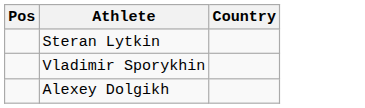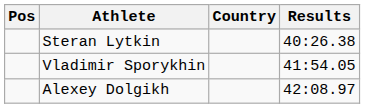+ column: (319, 17)
